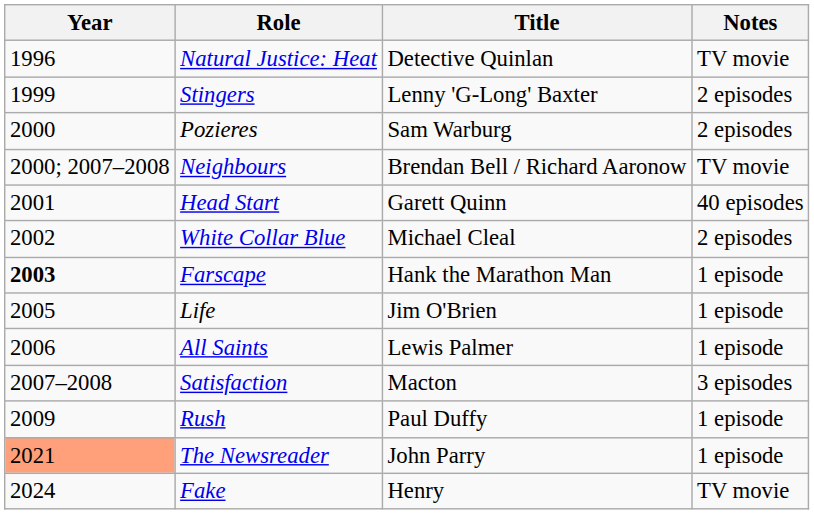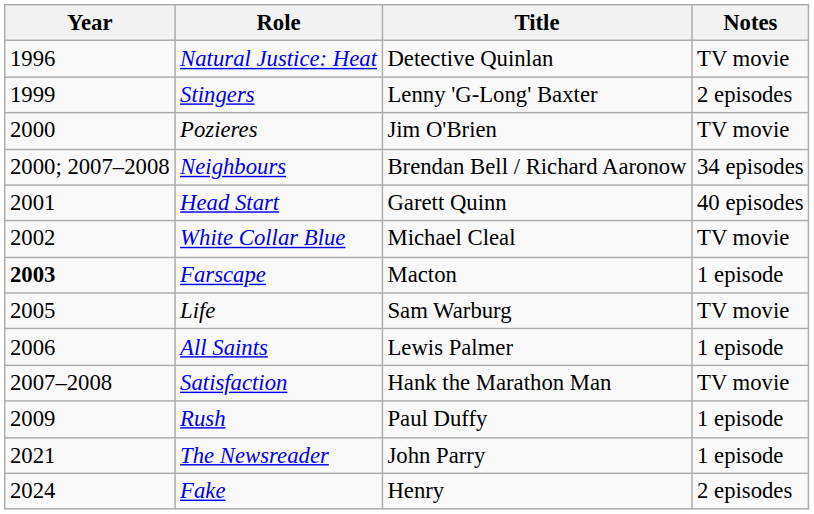(450, 130) Sam Warburg -> (442, 130) Jim O'Brien
(745, 130) 2 episodes -> (743, 130) TV movie
(743, 166) TV movie -> (750, 166) 34 episodes
(745, 238) 2 episodes -> (743, 238) TV movie
(499, 274) Hank the Marathon Man -> (422, 274) Macton
(442, 310) Jim O'Brien -> (450, 310) Sam Warburg
(740, 310) 1 episode -> (743, 310) TV movie
(422, 382) Macton -> (499, 382) Hank the Marathon Man
(745, 382) 3 episodes -> (743, 382) TV movie
(33, 454) lightsalmon background -> (33, 454) no background
(743, 490) TV movie -> (745, 490) 2 episodes
